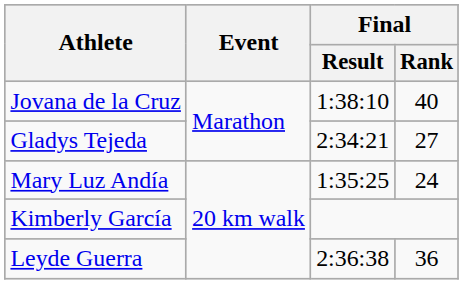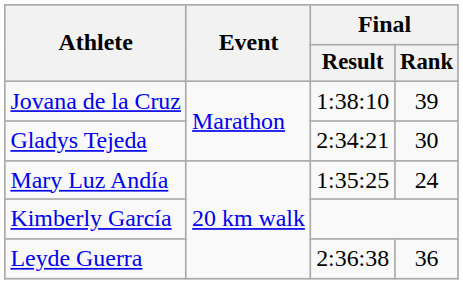(427, 101) 40 -> (427, 101) 39
(427, 140) 27 -> (427, 140) 30
